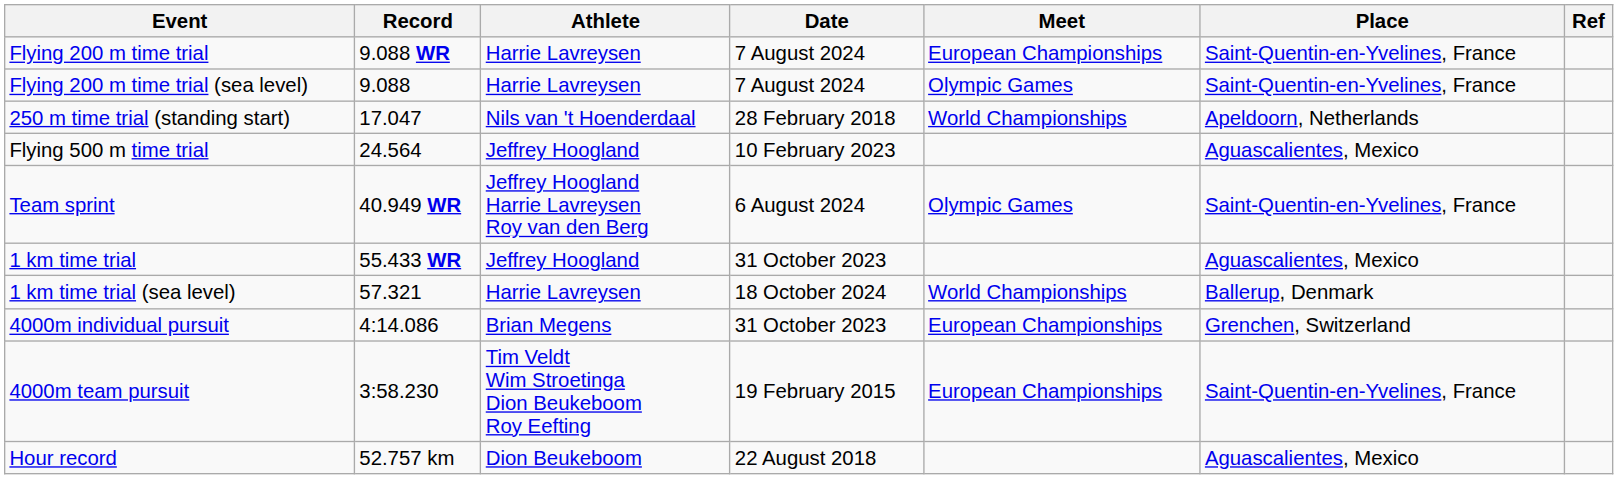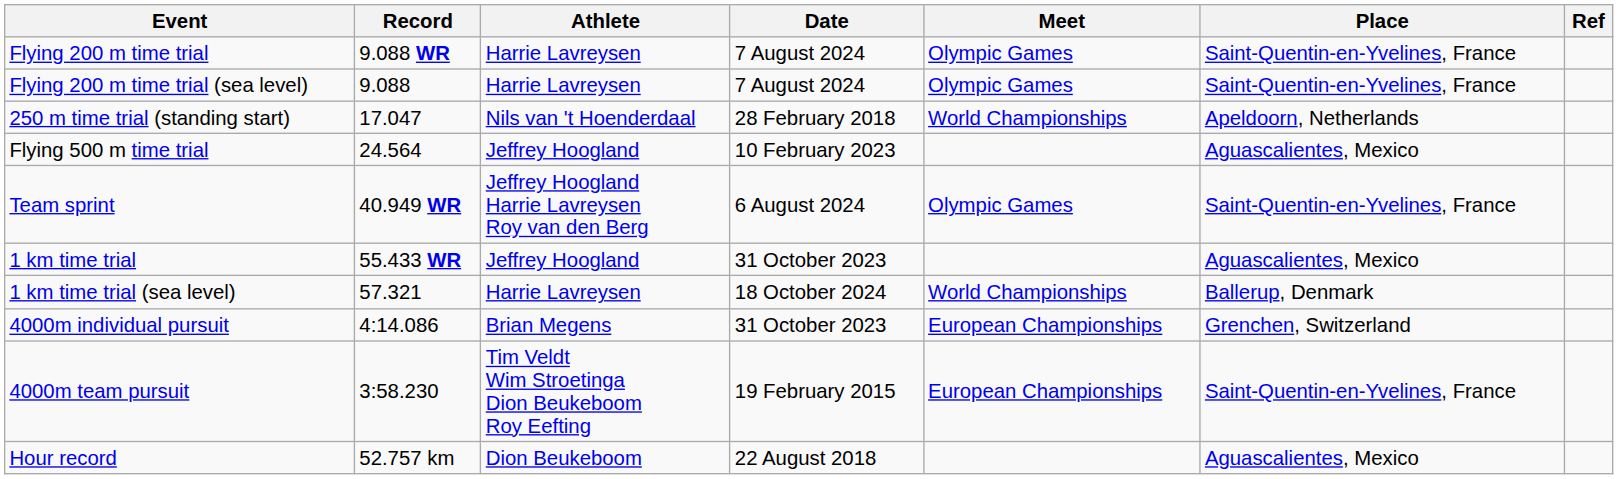(1045, 53) European Championships -> (1000, 53) Olympic Games
